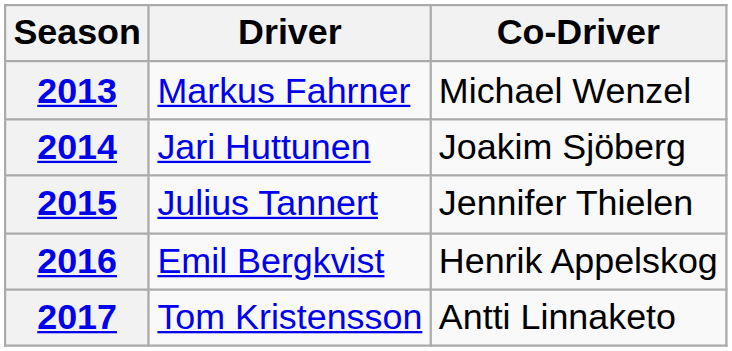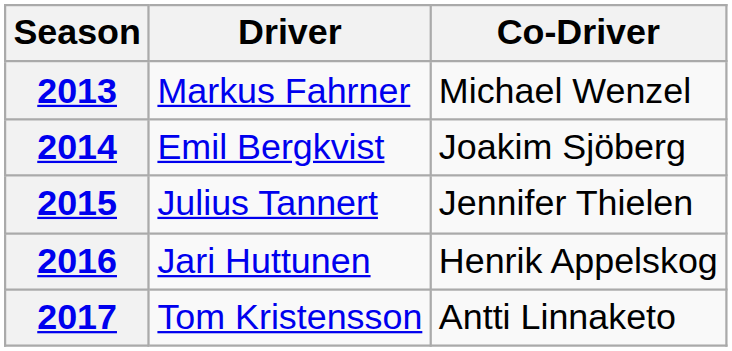(264, 146) Jari Huttunen -> (271, 146) Emil Bergkvist
(271, 260) Emil Bergkvist -> (264, 260) Jari Huttunen
